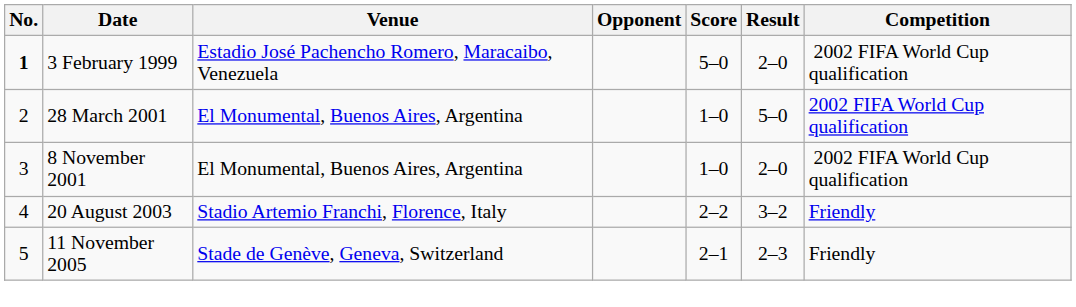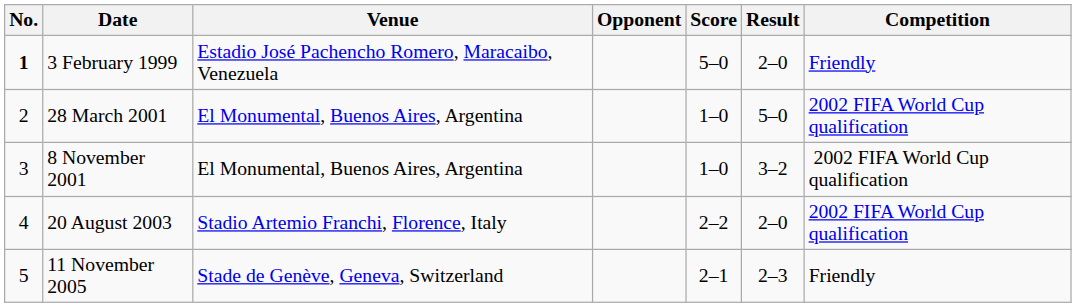(899, 62) 2002 FIFA World Cup qualification -> (842, 62) Friendly
(773, 169) 2–0 -> (773, 169) 3–2
(773, 211) 3–2 -> (773, 222) 2–0
(842, 211) Friendly -> (896, 222) 2002 FIFA World Cup qualification
